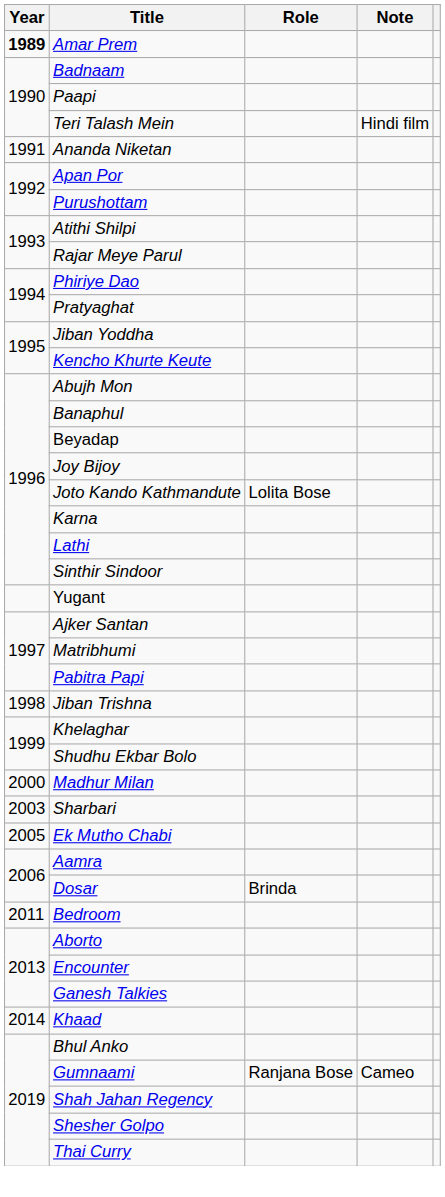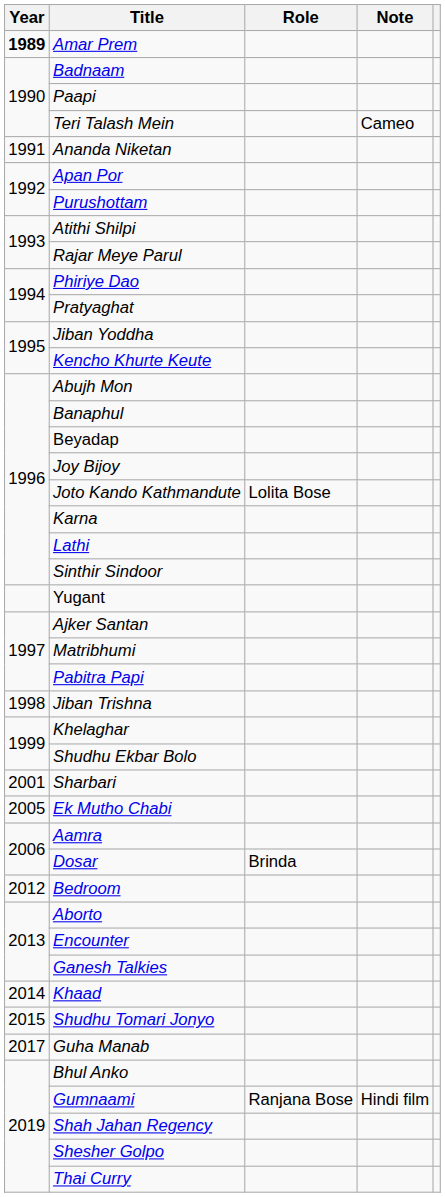(395, 123) Hindi film -> (388, 123) Cameo
- row: (103, 783)
(27, 809) 2003 -> (27, 783) 2001
(26, 914) 2011 -> (27, 888) 2012
+ row: (134, 1020)
+ row: (101, 1046)
(388, 1073) Cameo -> (395, 1099) Hindi film
